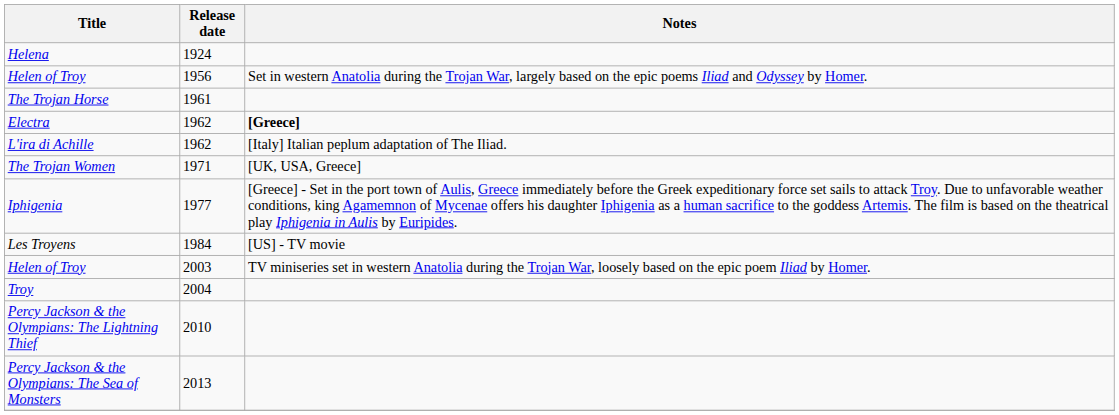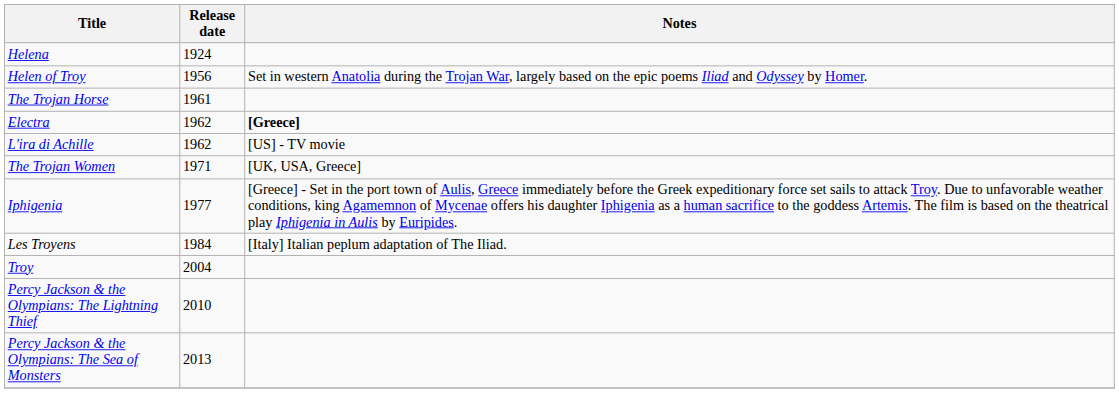(377, 144) [Italy] Italian peplum adaptation of The Iliad. -> (297, 144) [US] - TV movie
(297, 244) [US] - TV movie -> (377, 244) [Italy] Italian peplum adaptation of The Iliad.
- row: (47, 267)
